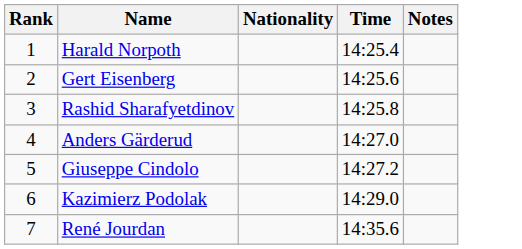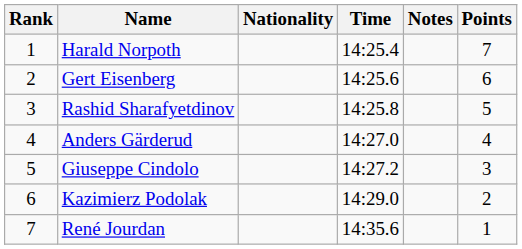+ column: (487, 19)
